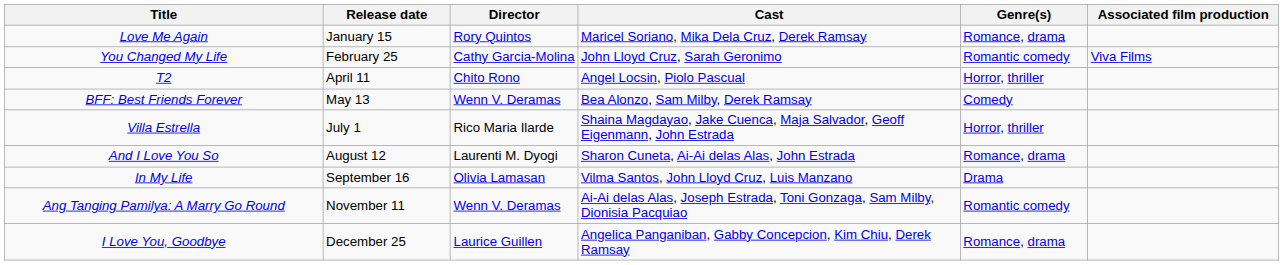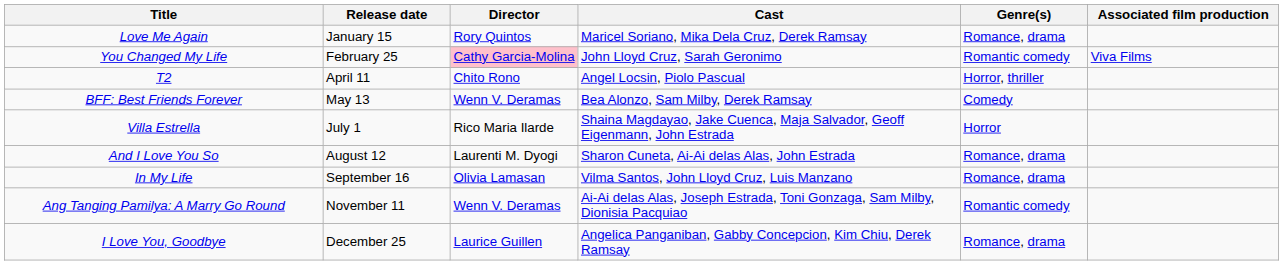(514, 57) no background -> (514, 57) pink background
(1004, 127) Horror, thriller -> (982, 127) Horror
(983, 177) Drama -> (1014, 177) Romance, drama
